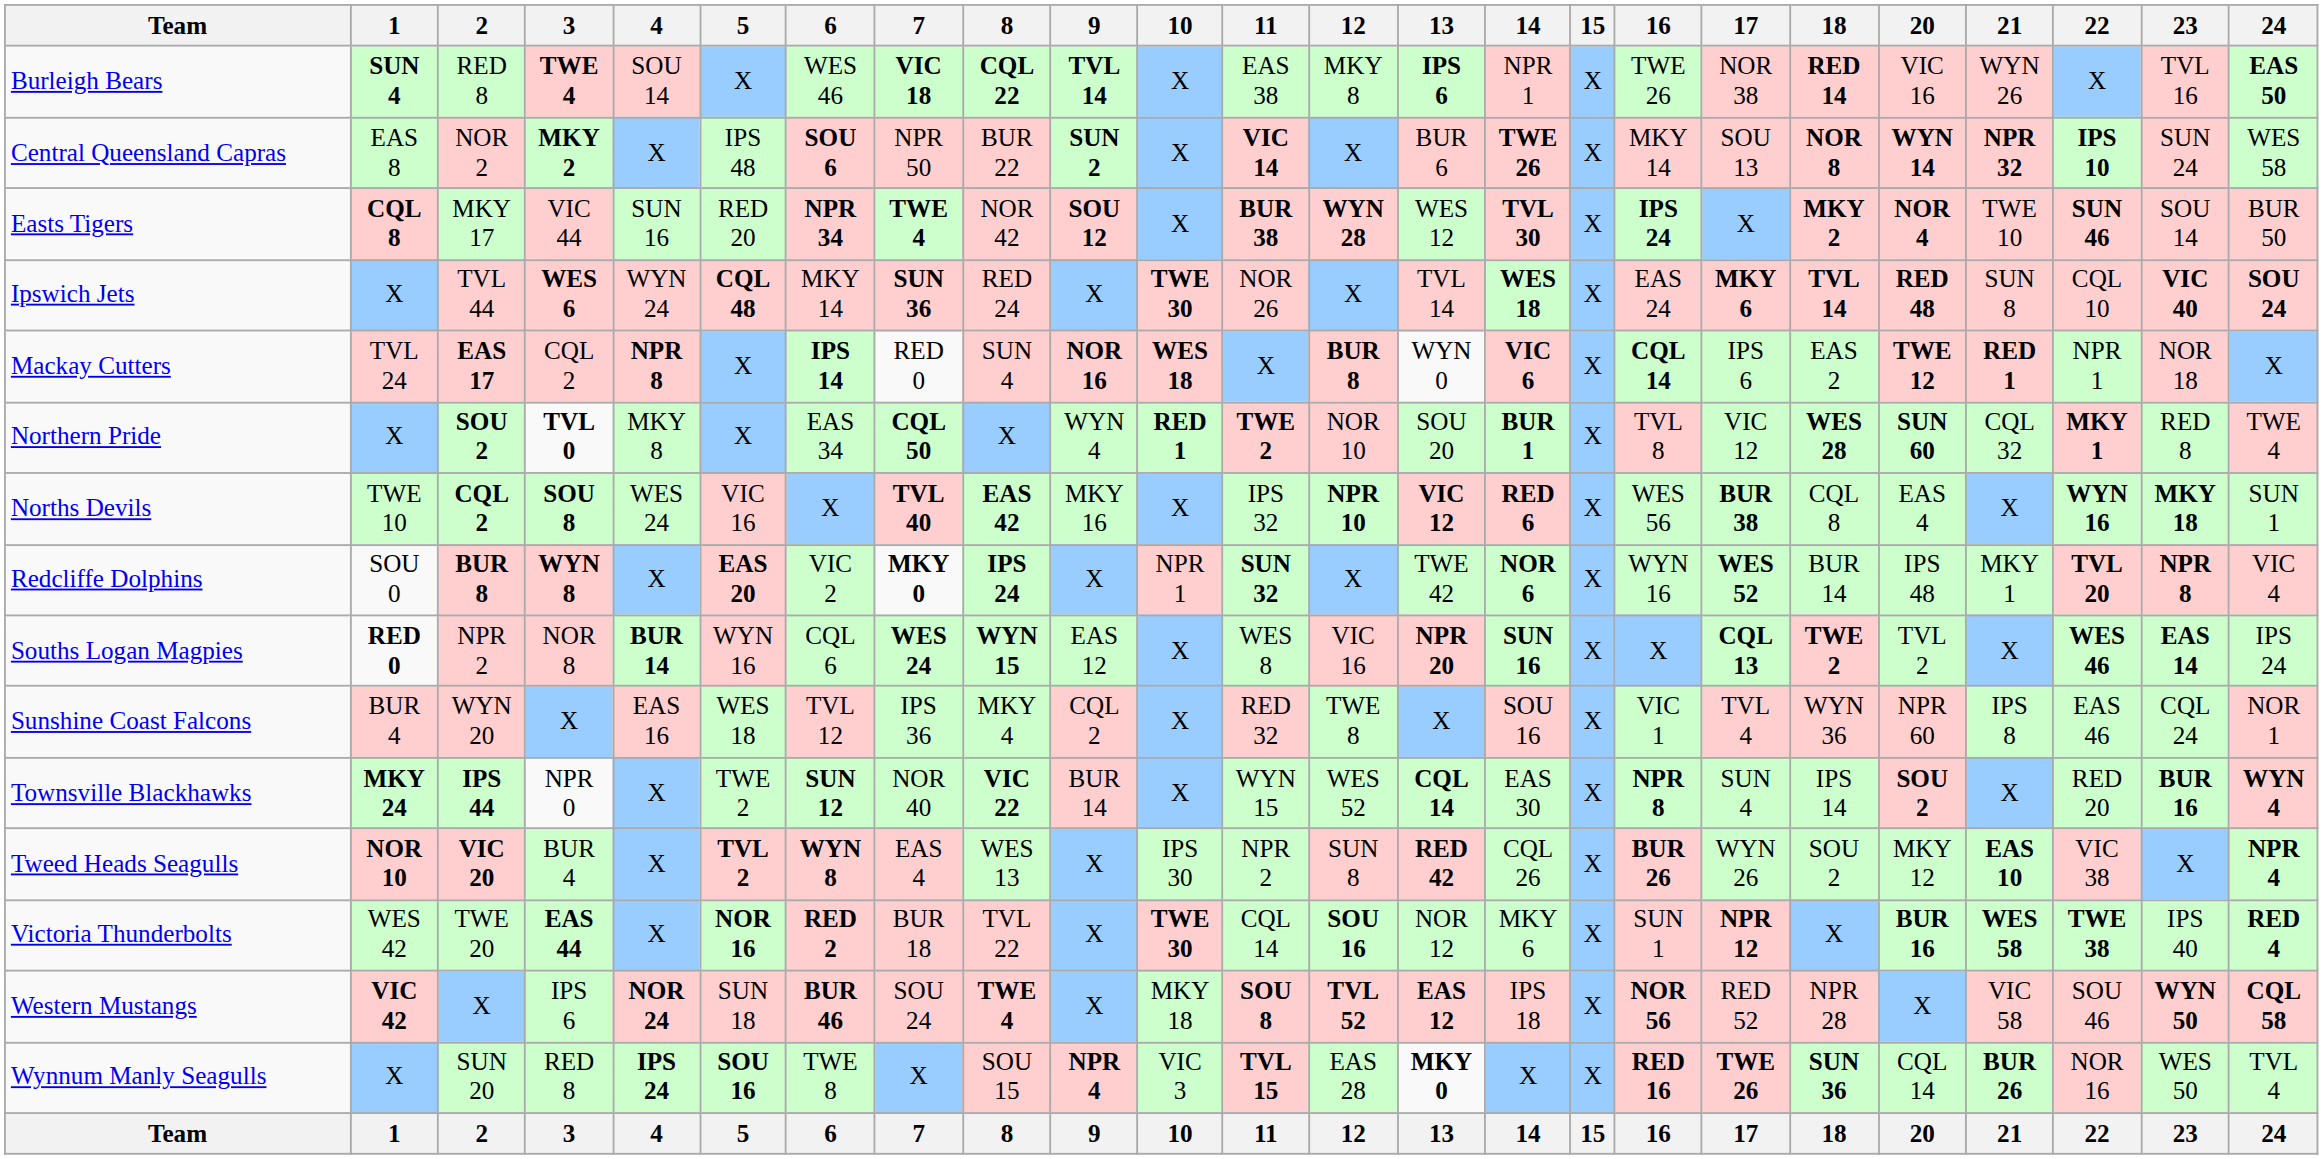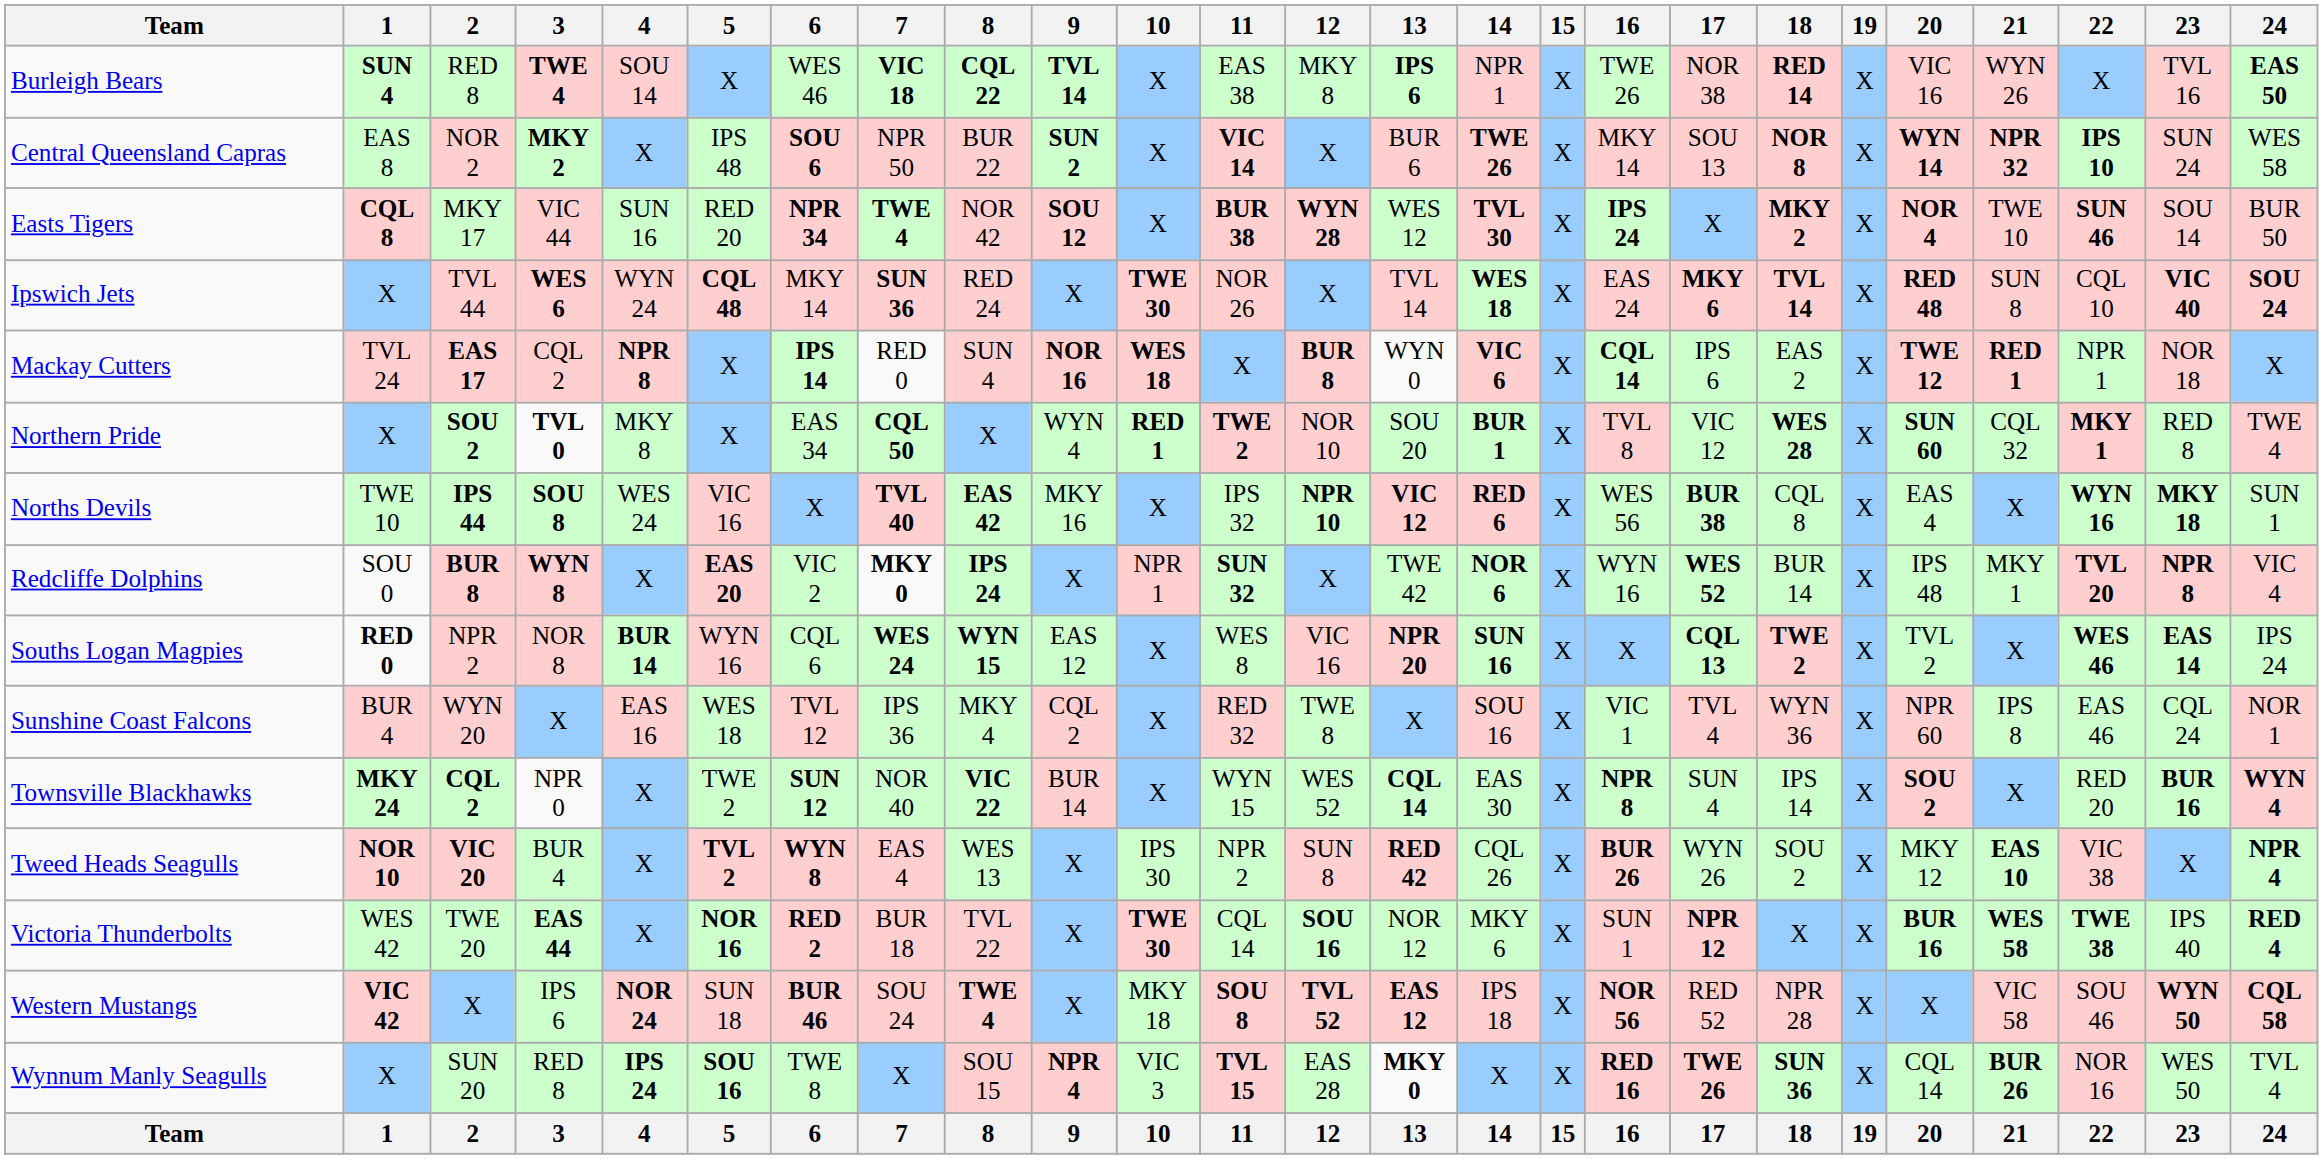+ column: (1865, 24)
(482, 507) CQL 2 -> (473, 507) IPS 44
(482, 792) IPS 44 -> (473, 792) CQL 2
